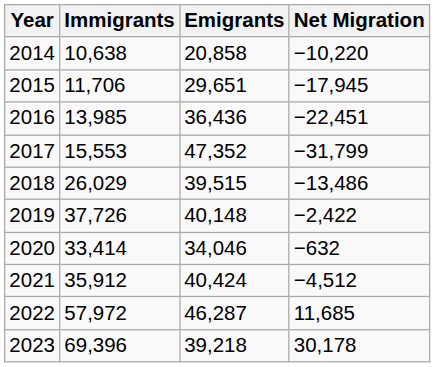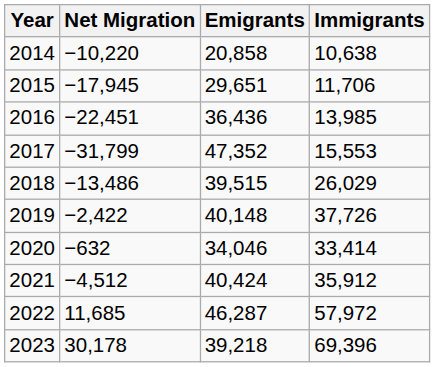columns swapped: (120, 20) <-> (359, 20)
